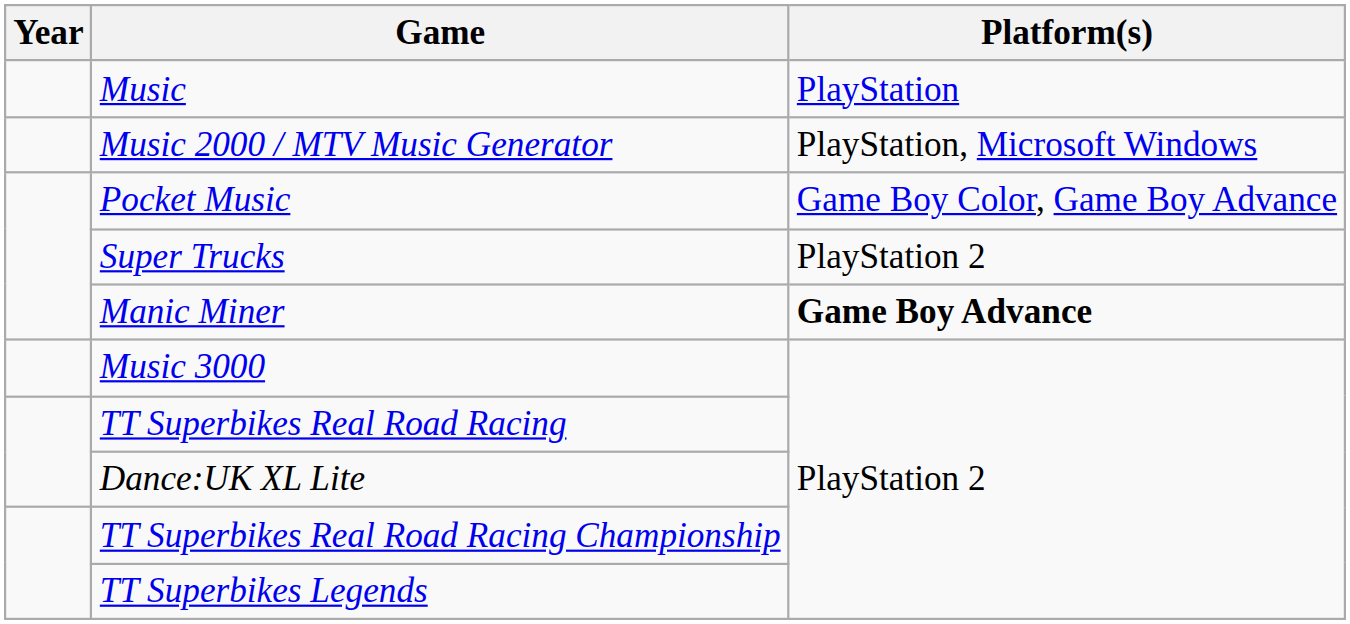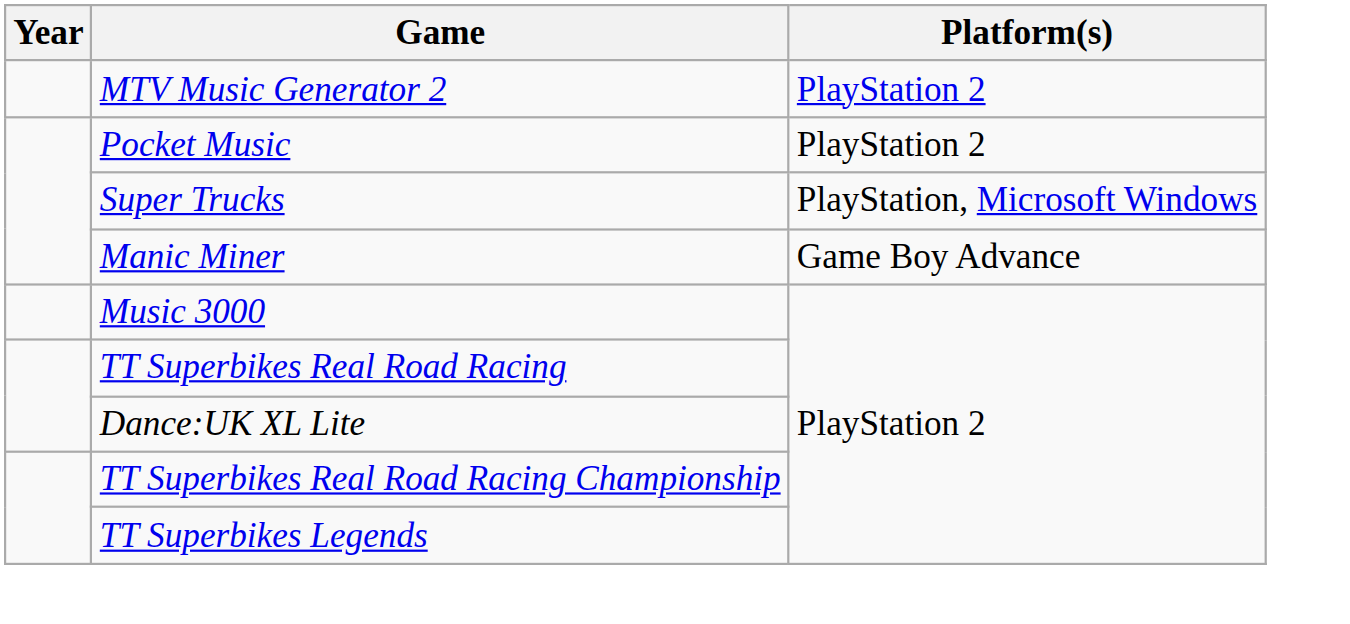- row: (143, 88)
- row: (356, 144)
+ row: (273, 88)
(1067, 199) Game Boy Color, Game Boy Advance -> (891, 144) PlayStation 2
(891, 255) PlayStation 2 -> (1027, 199) PlayStation, Microsoft Windows
(944, 311) bold -> (939, 255) normal
